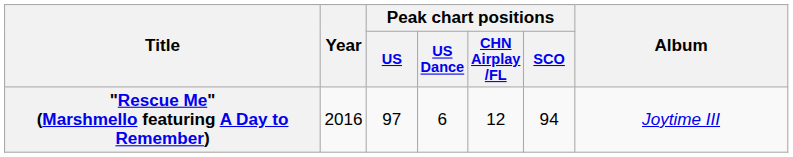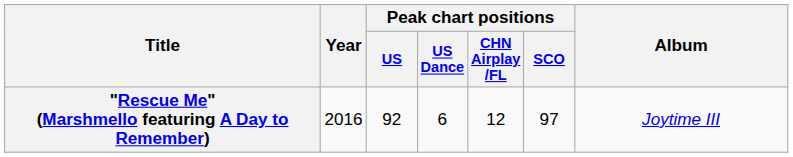(392, 119) 97 -> (392, 119) 92
(549, 119) 94 -> (549, 119) 97
